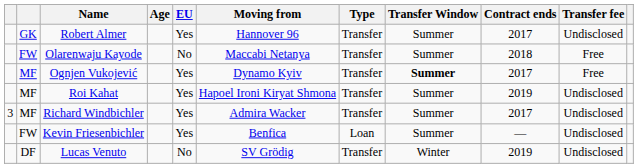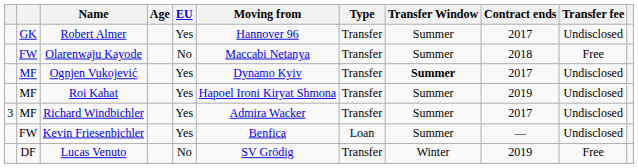(593, 73) Free -> (593, 73) Undisclosed
(593, 153) Undisclosed -> (593, 153) Free
